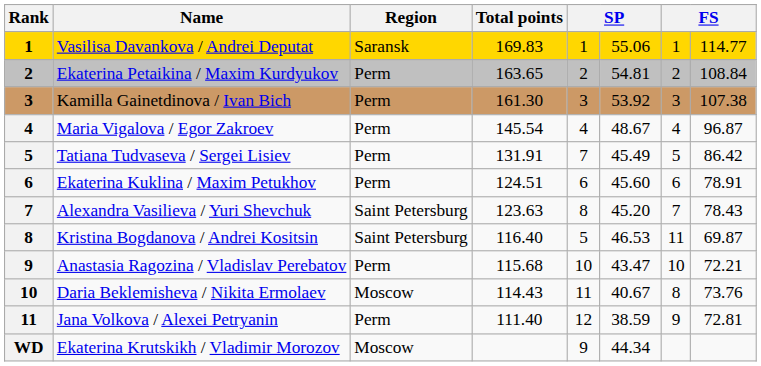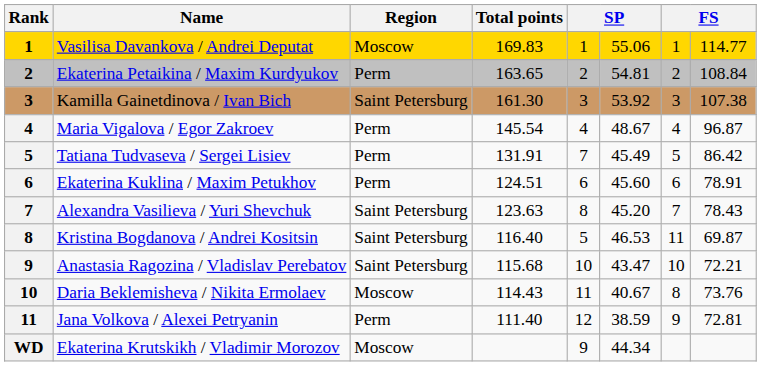(382, 45) Saransk -> (384, 45) Moscow
(373, 100) Perm -> (411, 100) Saint Petersburg
(373, 264) Perm -> (411, 264) Saint Petersburg
